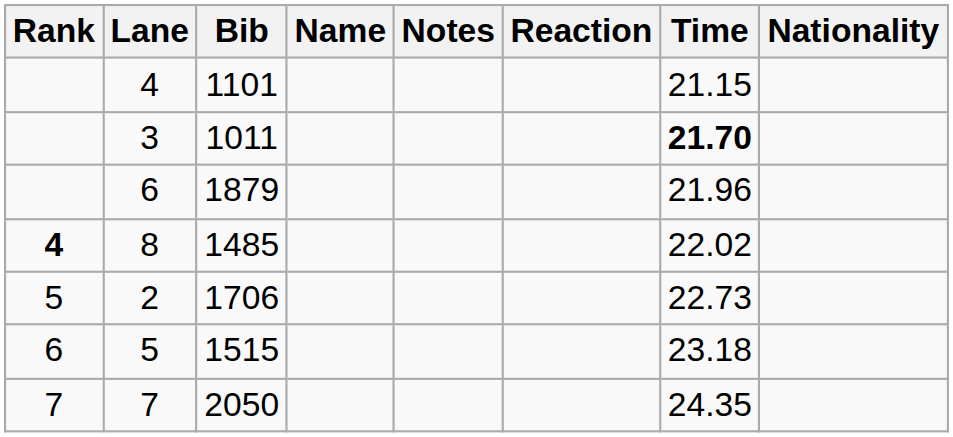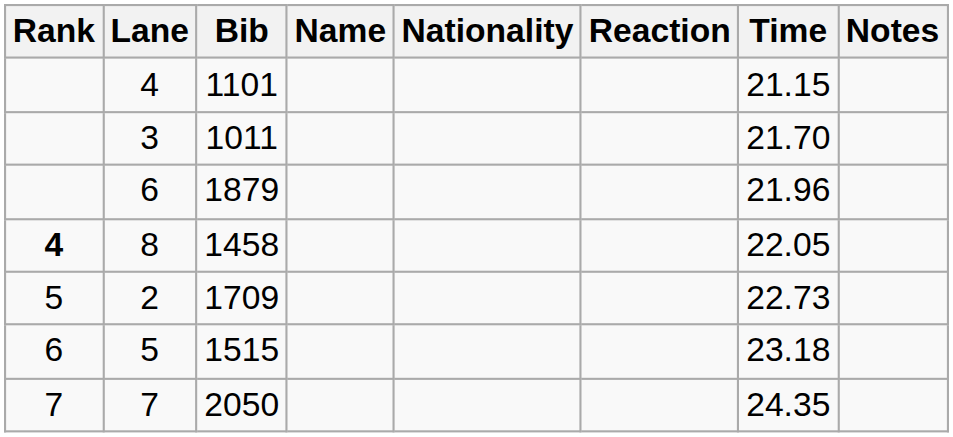columns swapped: (853, 31) <-> (448, 31)
(710, 137) bold -> (788, 137) normal
(242, 244) 1485 -> (242, 244) 1458
(710, 244) 22.02 -> (788, 244) 22.05
(242, 297) 1706 -> (242, 297) 1709
